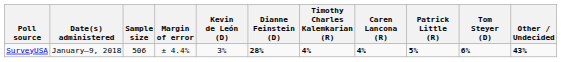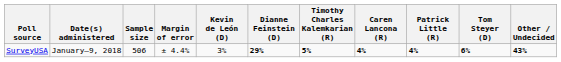(257, 51) 28% -> (257, 51) 29%
(306, 51) 4% -> (306, 51) 5%
(413, 51) 5% -> (413, 51) 4%
